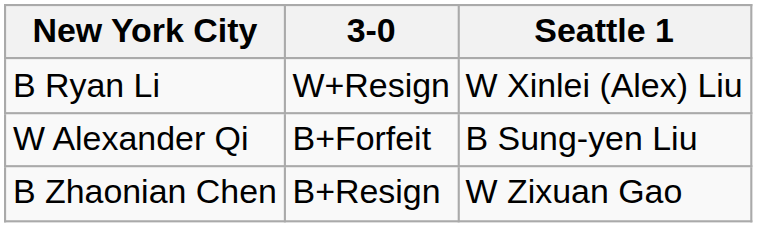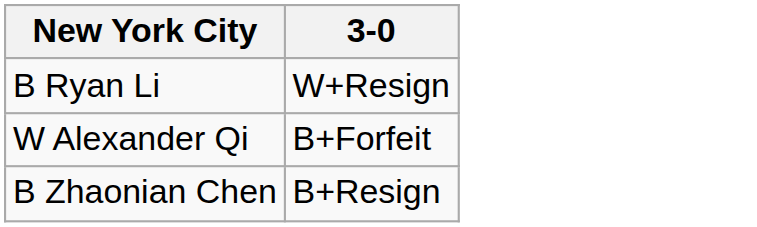- column: (604, 31)
